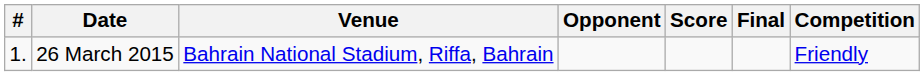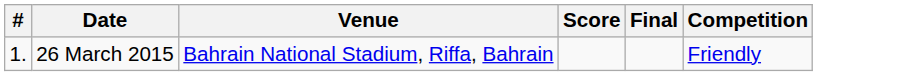- column: (612, 20)
